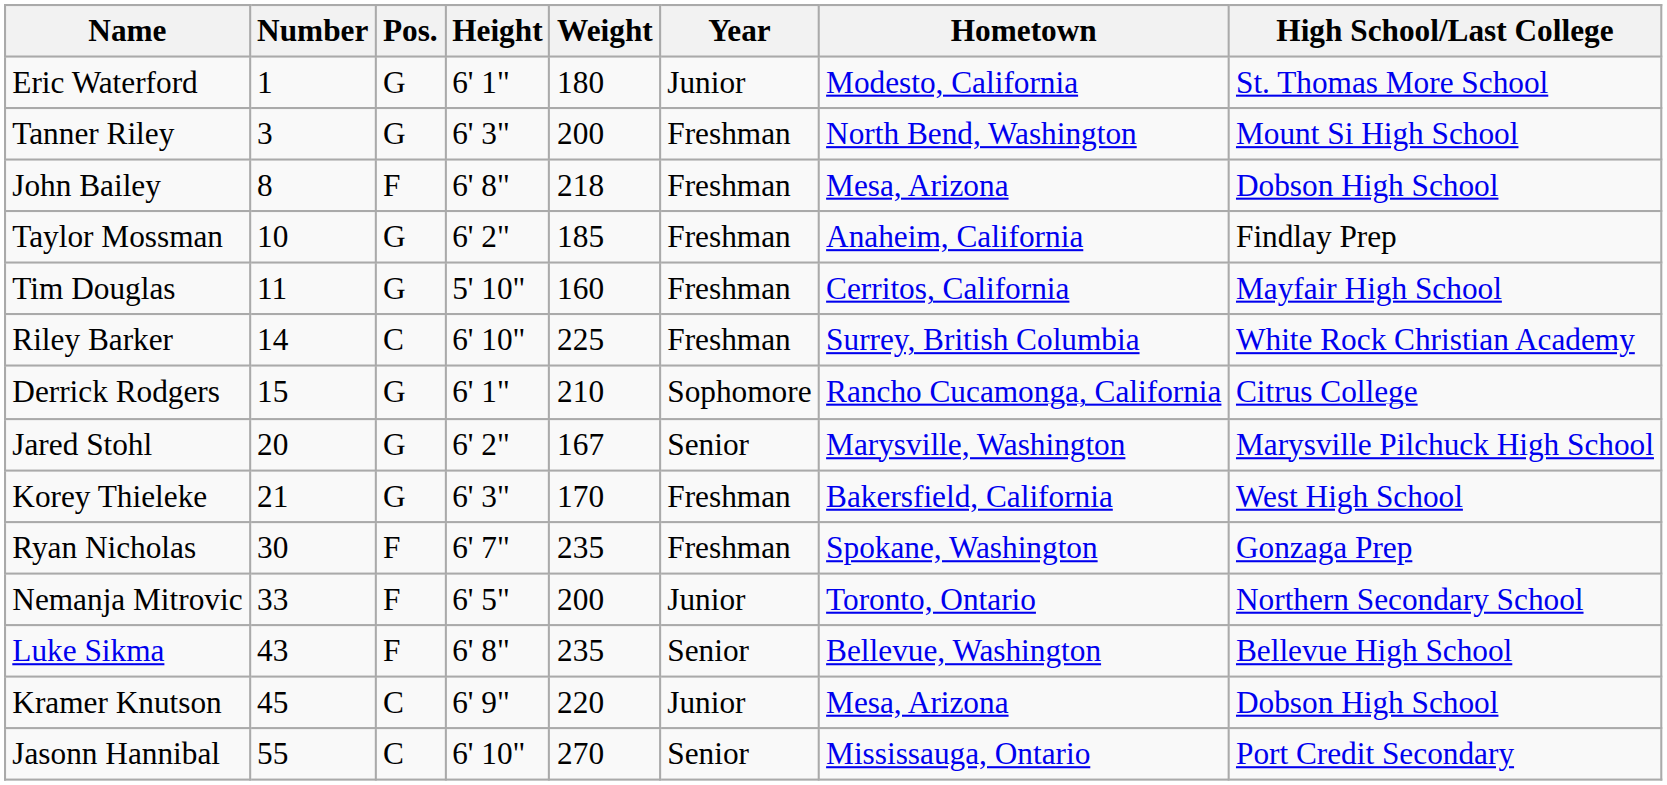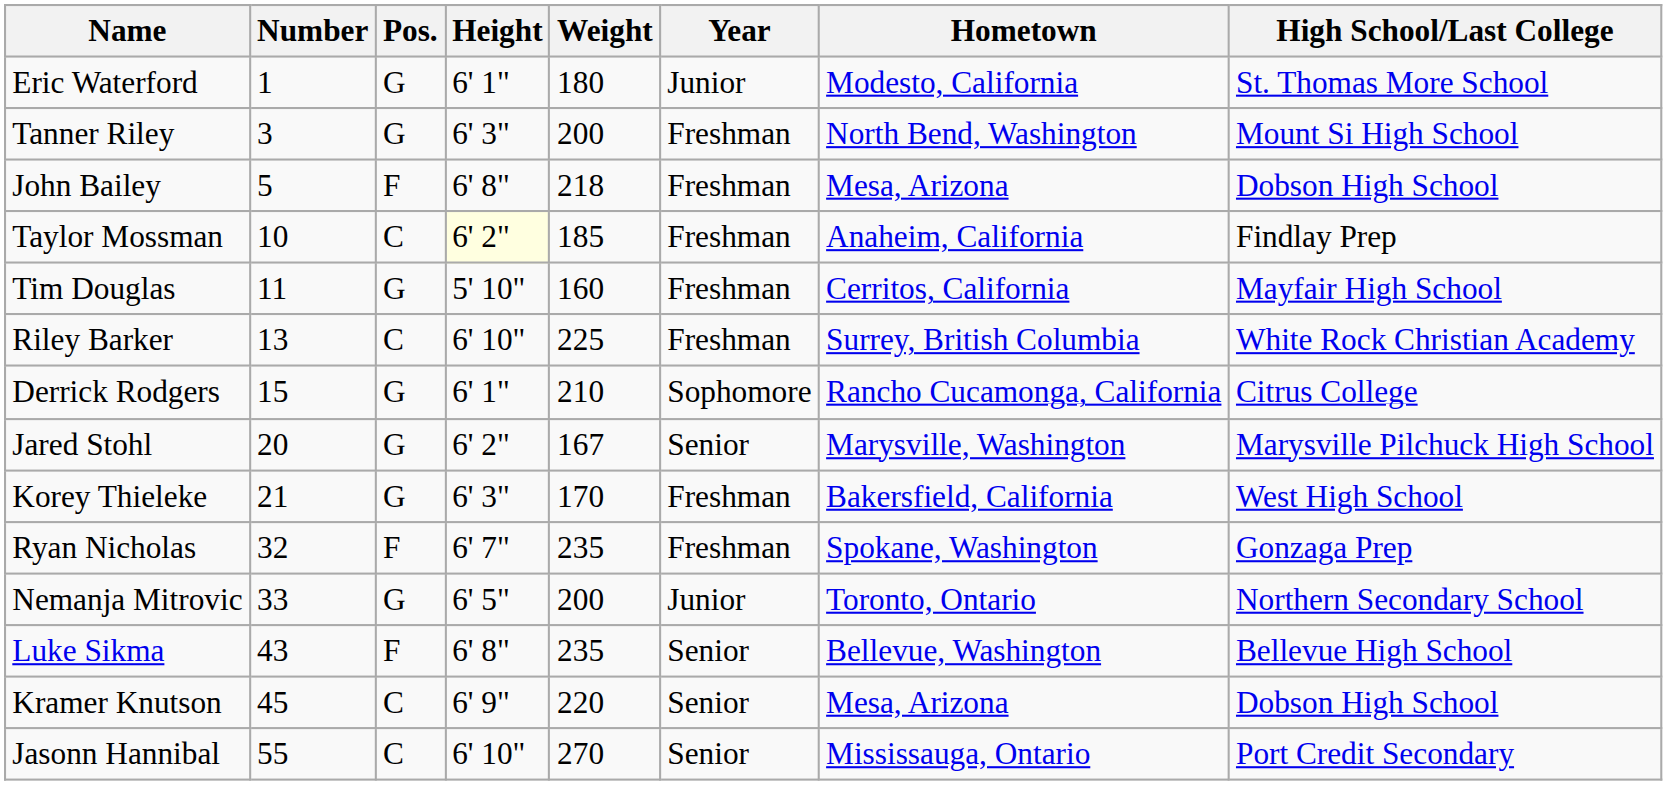(265, 185) 8 -> (265, 185) 5
(394, 237) G -> (393, 237) C
(481, 237) no background -> (481, 237) lightyellow background
(273, 340) 14 -> (273, 340) 13
(273, 546) 30 -> (273, 546) 32
(392, 598) F -> (394, 598) G
(706, 701) Junior -> (708, 701) Senior
